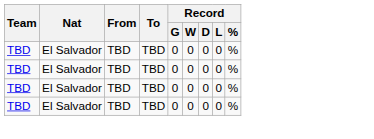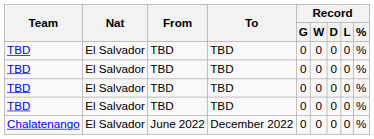+ row: (43, 124)
